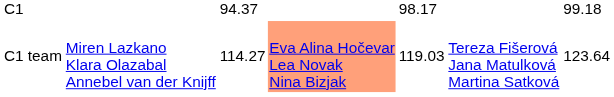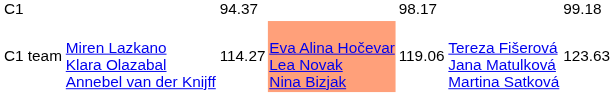(422, 56) 119.03 -> (422, 56) 119.06
(587, 56) 123.64 -> (587, 56) 123.63
